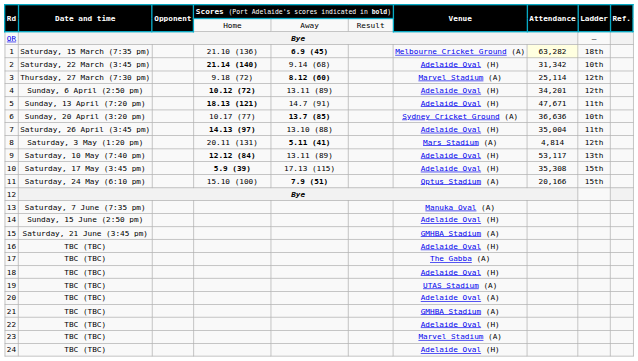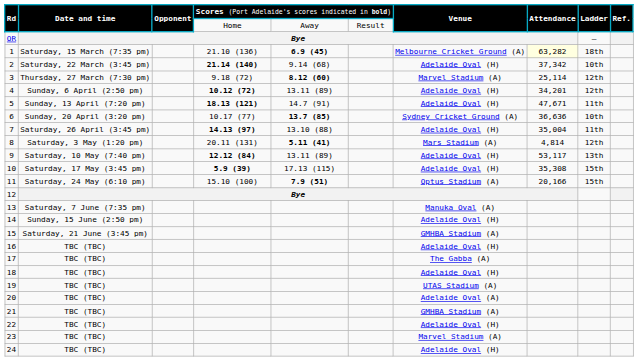(553, 64) 31,342 -> (553, 64) 37,342
